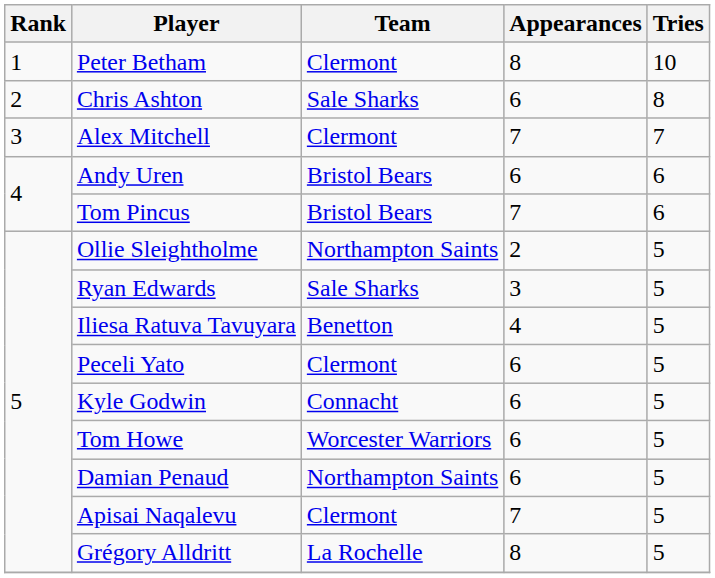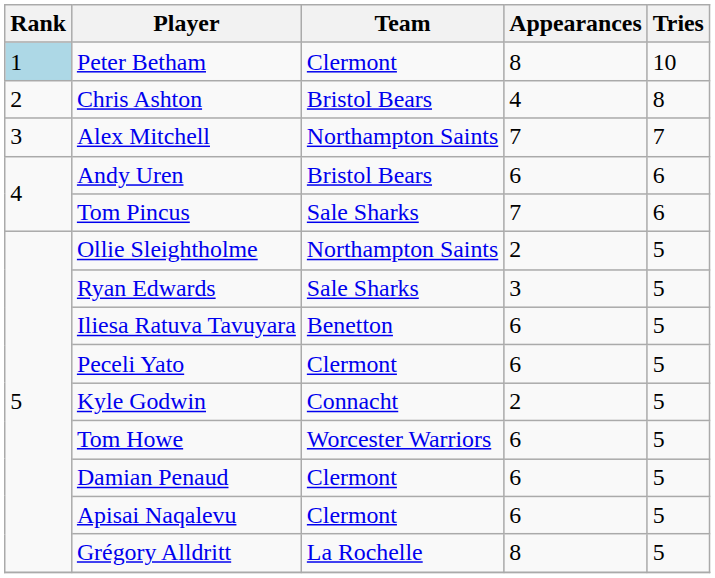(16, 61) no background -> (16, 61) lightblue background
(363, 99) Sale Sharks -> (369, 99) Bristol Bears
(515, 99) 6 -> (515, 99) 4
(352, 136) Clermont -> (403, 136) Northampton Saints
(369, 212) Bristol Bears -> (363, 212) Sale Sharks
(515, 325) 4 -> (515, 325) 6
(515, 401) 6 -> (515, 401) 2
(403, 477) Northampton Saints -> (352, 477) Clermont
(515, 514) 7 -> (515, 514) 6
